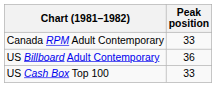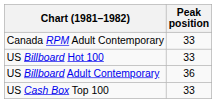+ row: (55, 57)
